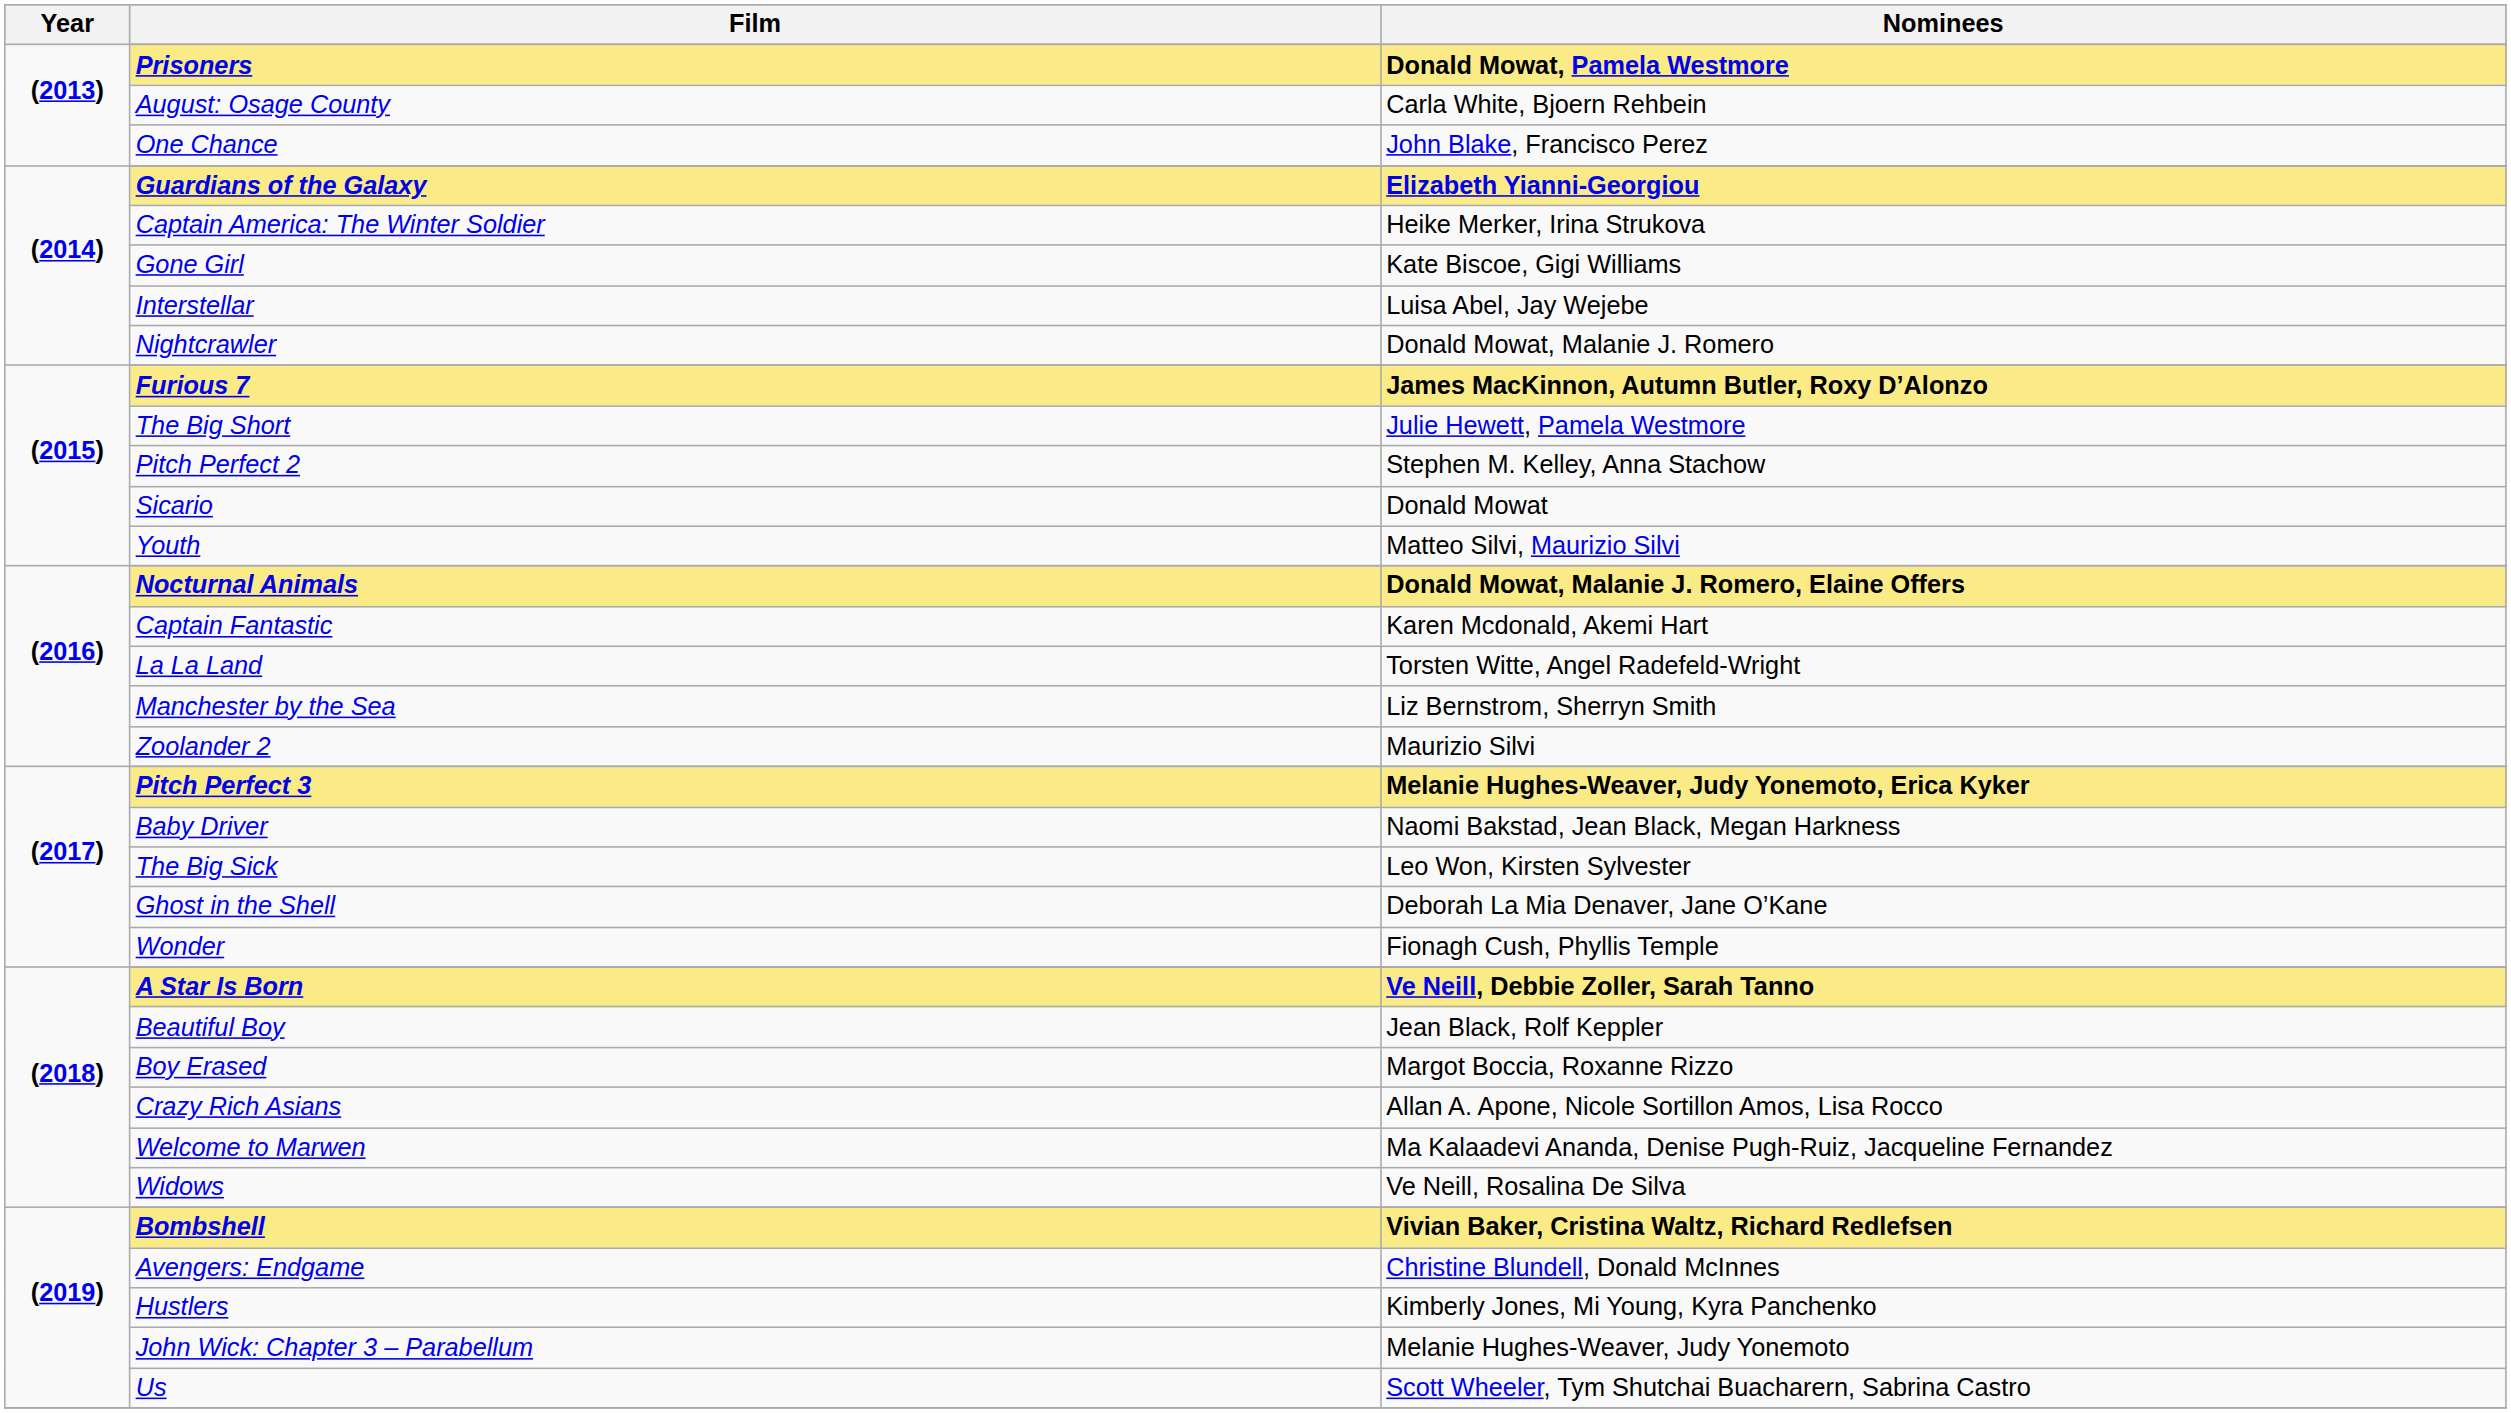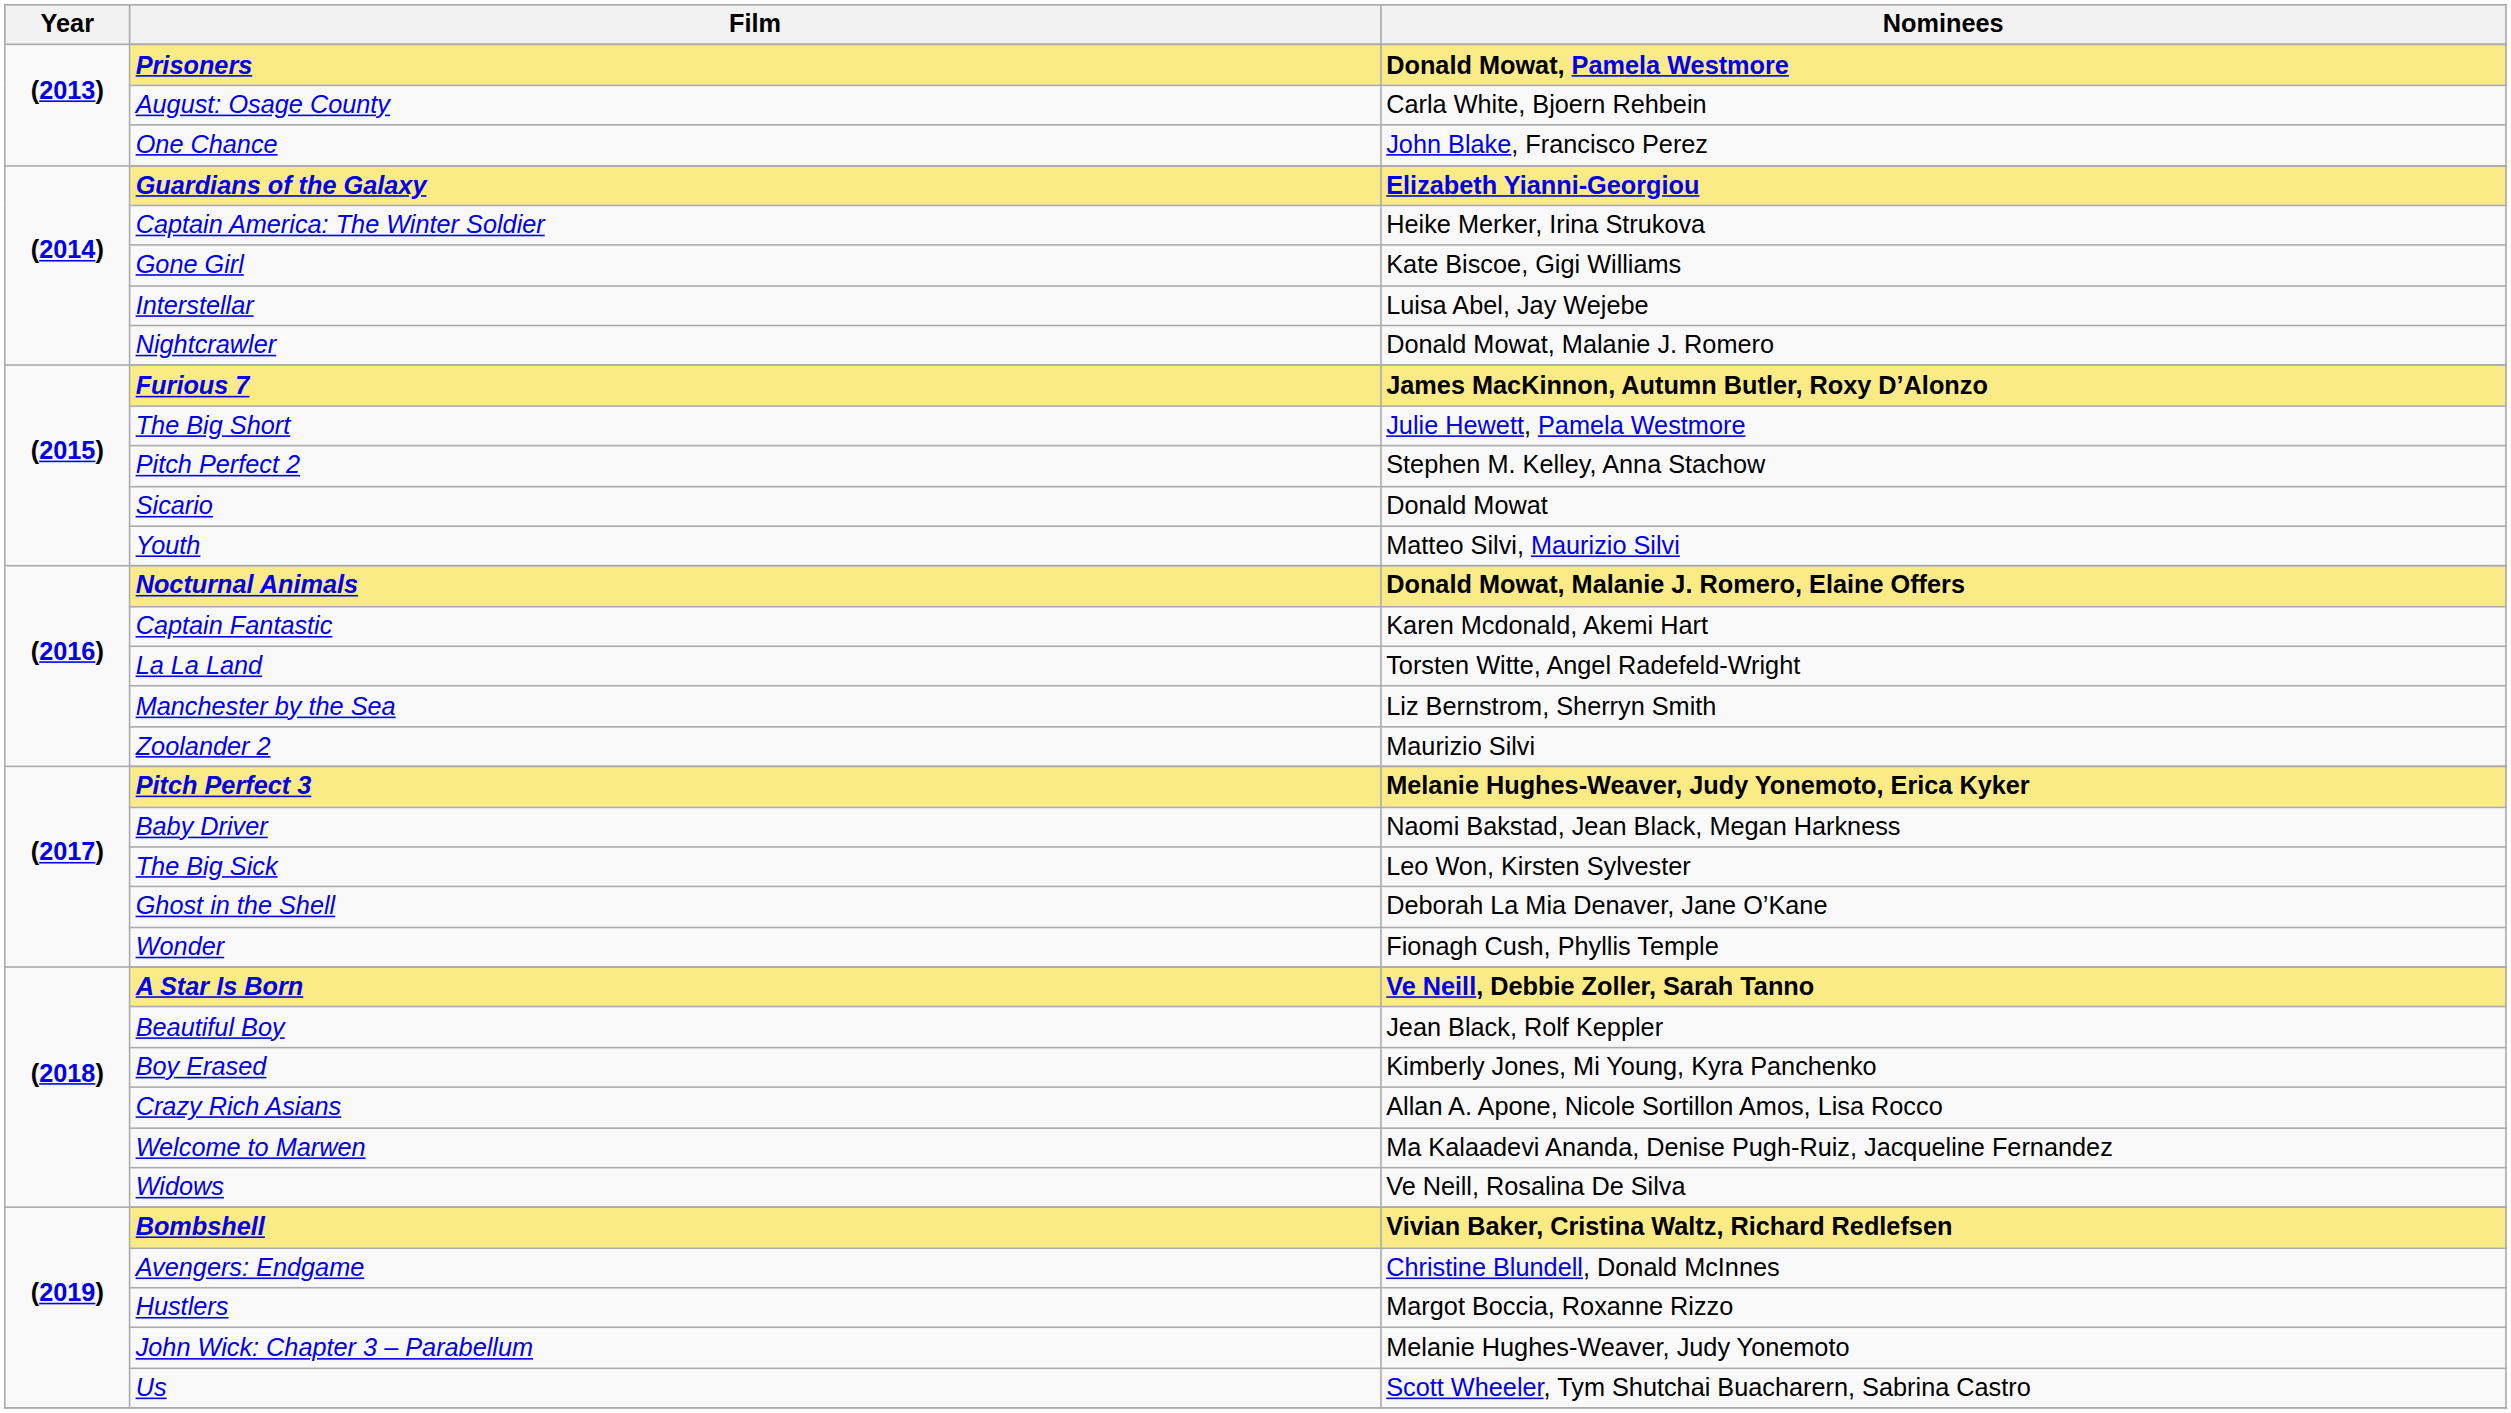(1560, 1066) Margot Boccia, Roxanne Rizzo -> (1631, 1066) Kimberly Jones, Mi Young, Kyra Panchenko
(1631, 1307) Kimberly Jones, Mi Young, Kyra Panchenko -> (1560, 1307) Margot Boccia, Roxanne Rizzo
